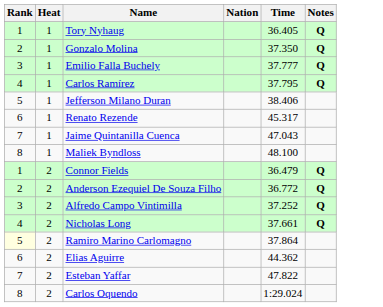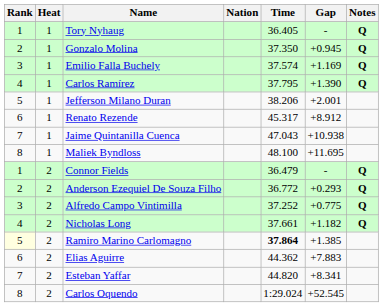+ column: (326, 13)
(283, 65) 37.777 -> (283, 65) 37.574
(283, 100) 38.406 -> (283, 100) 38.206
(283, 240) normal -> (283, 240) bold
(283, 275) 47.822 -> (283, 275) 44.820
